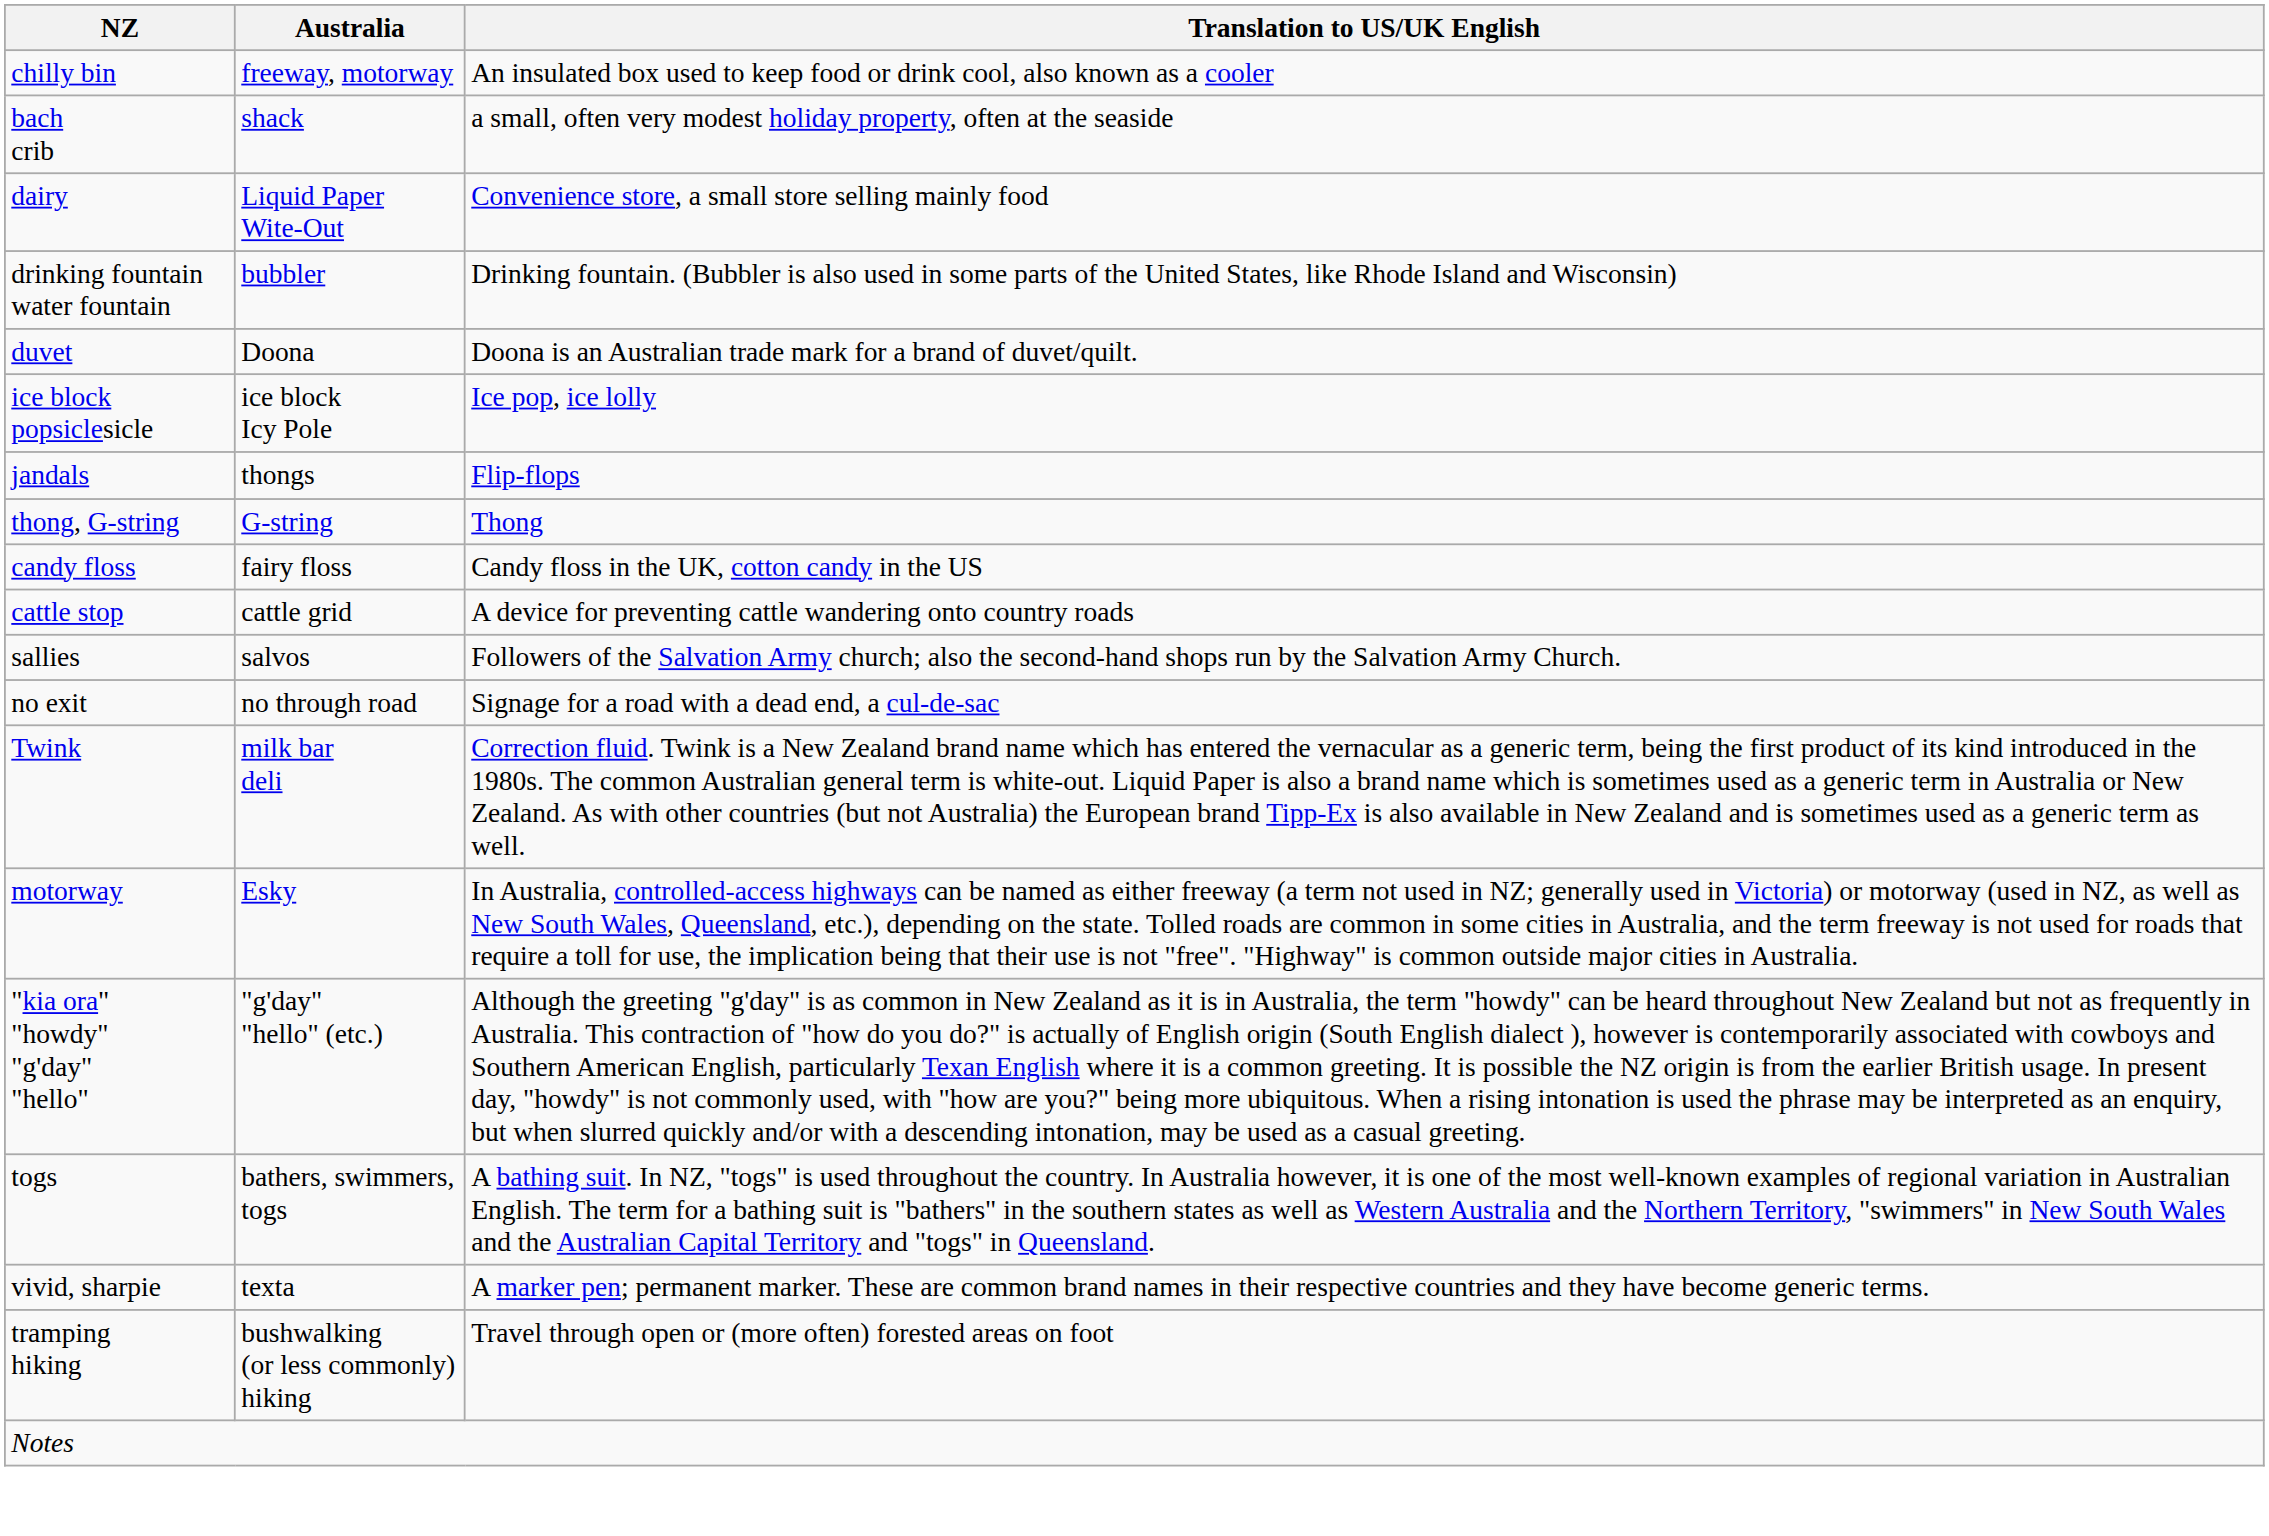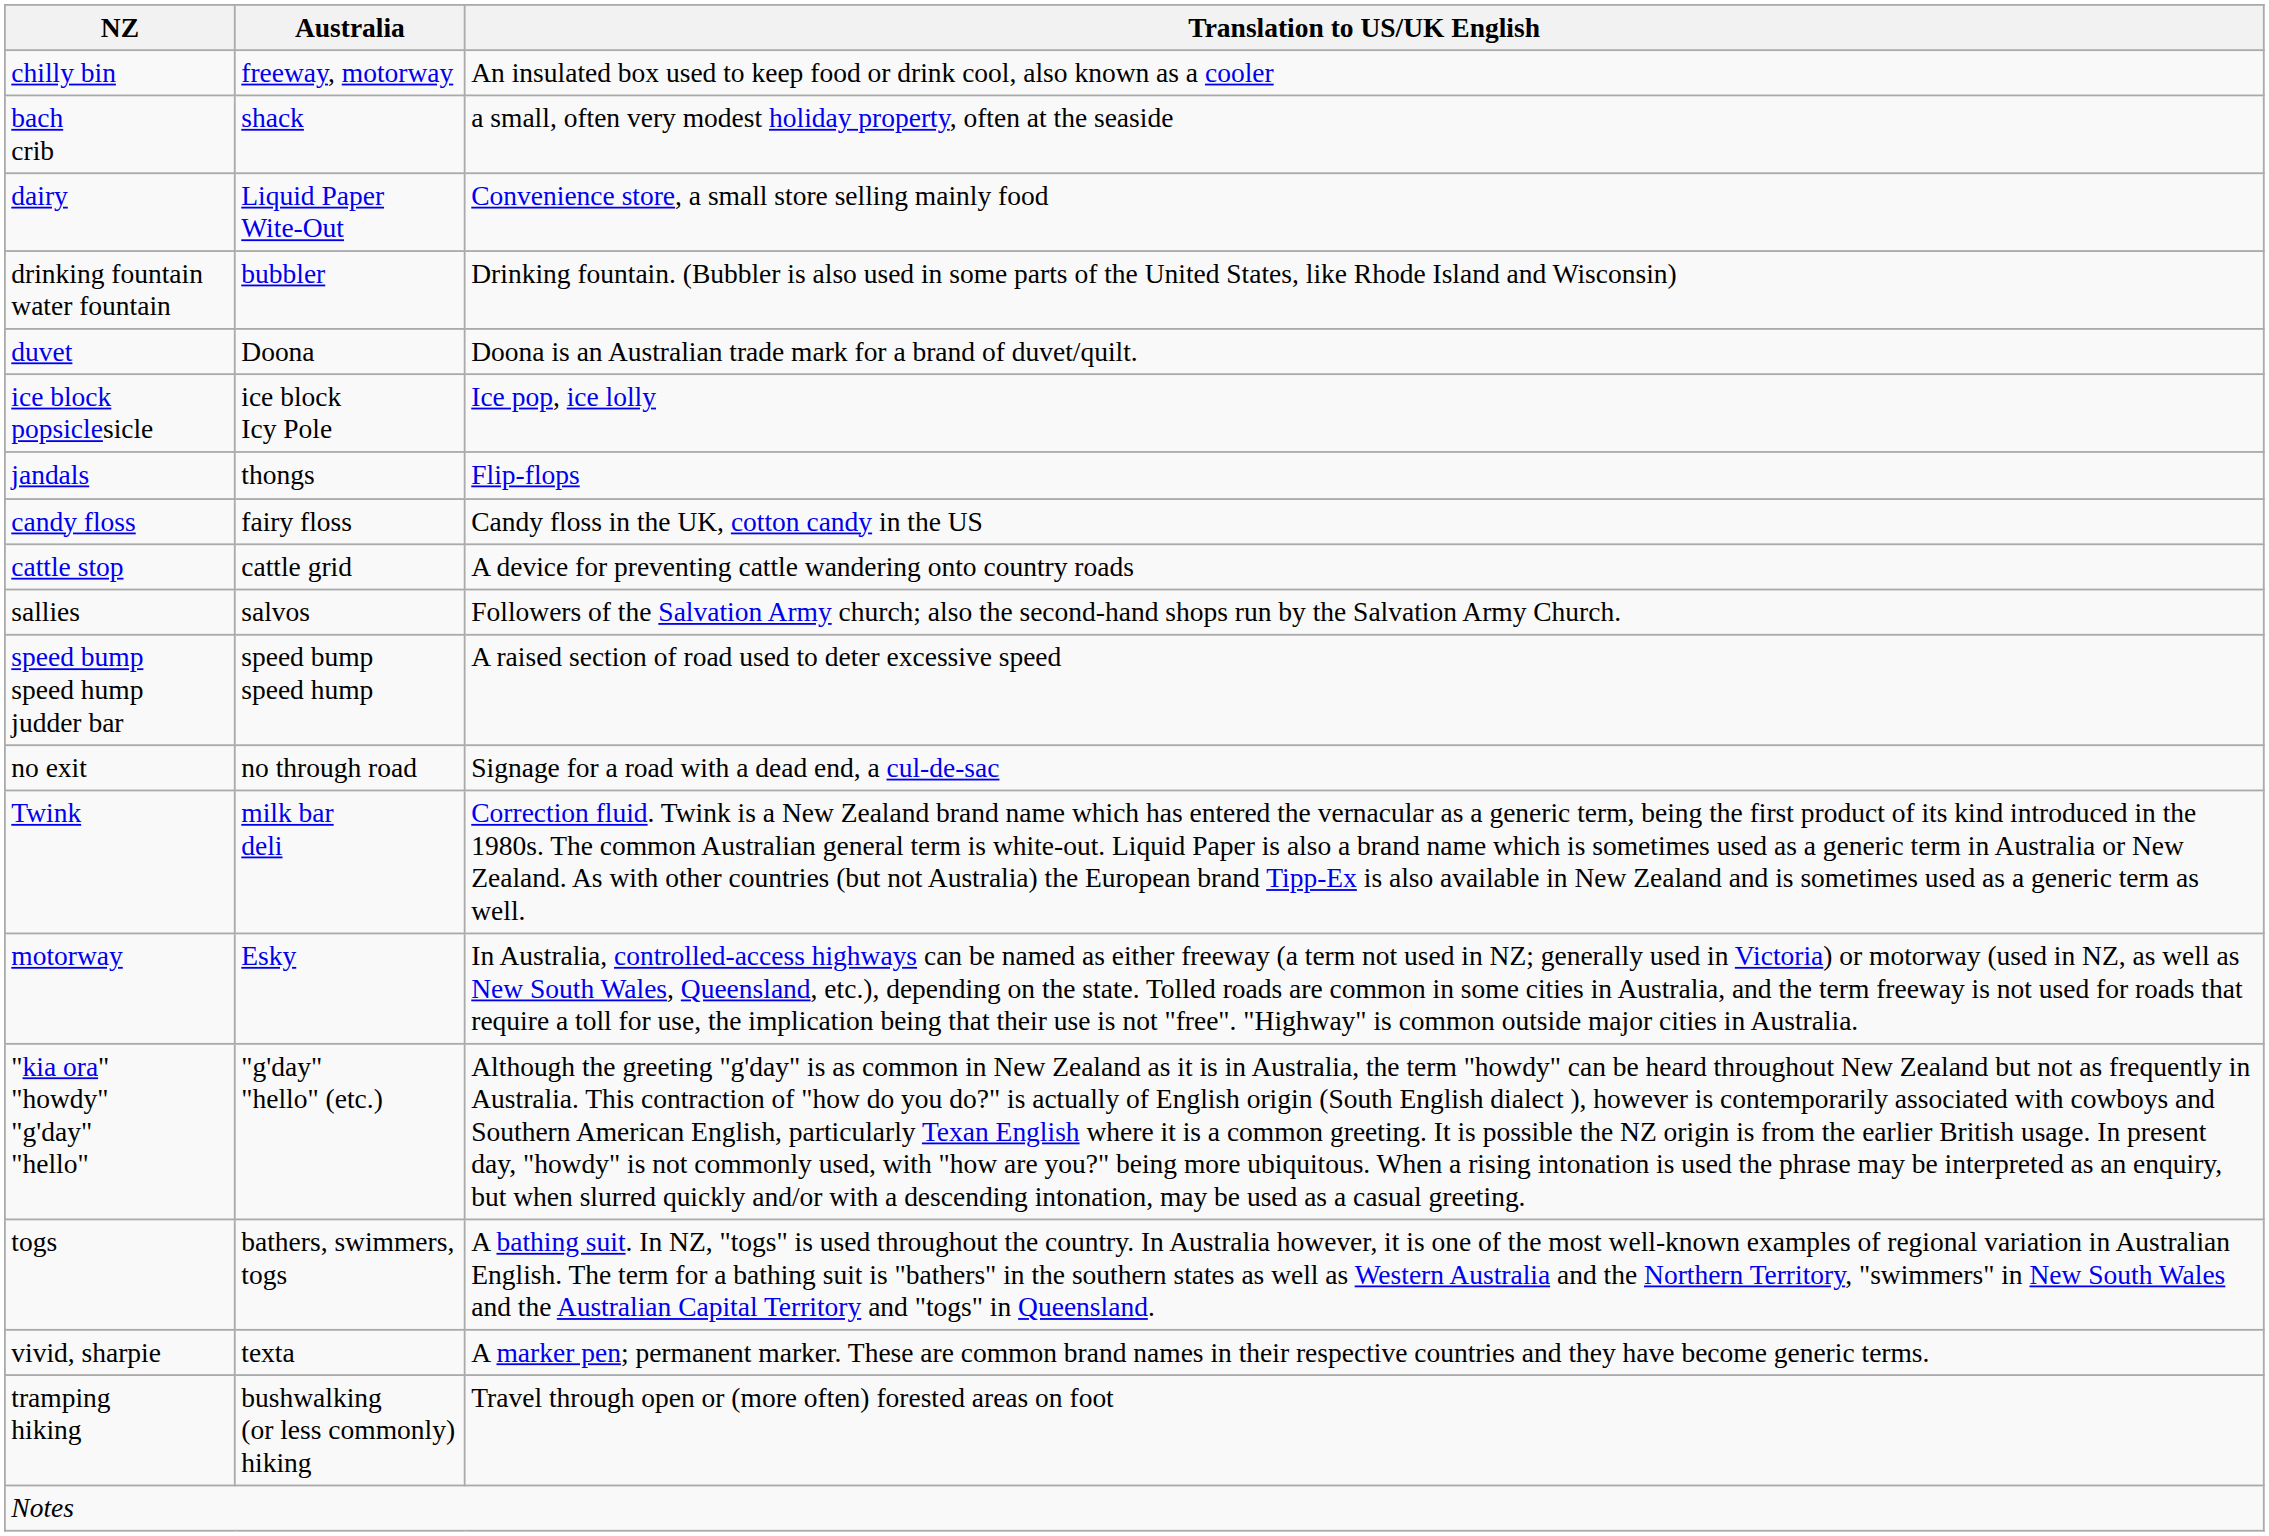- row: (95, 520)
+ row: (77, 689)
